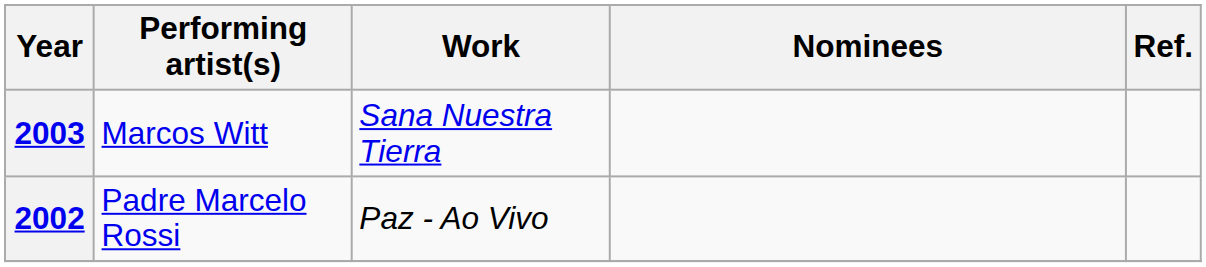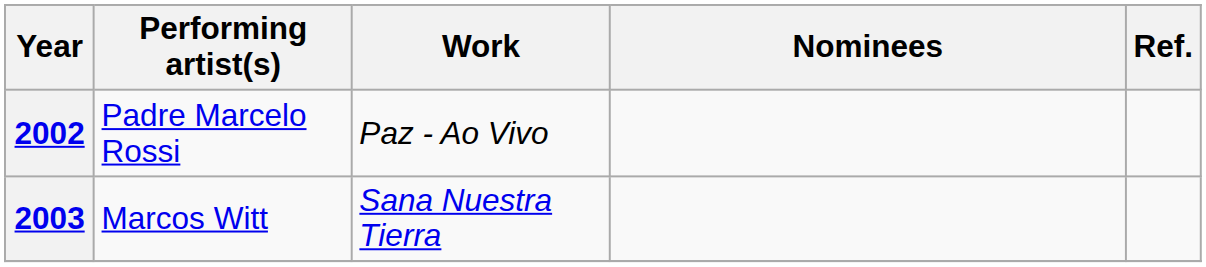rows swapped: (50, 218) <-> (50, 132)
